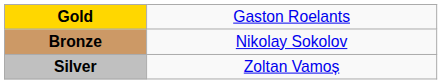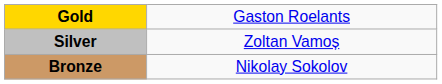rows swapped: (75, 66) <-> (75, 41)
